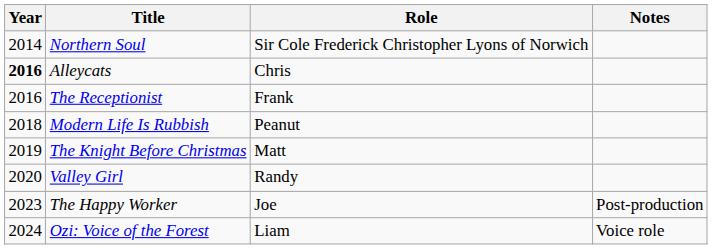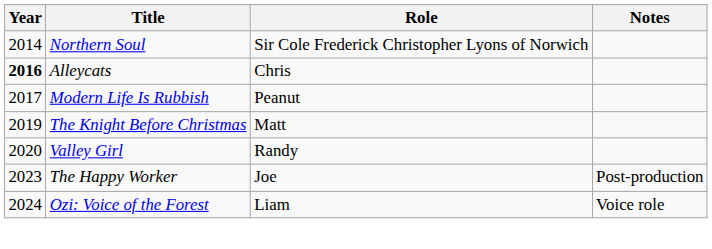- row: (106, 97)
(25, 124) 2018 -> (25, 97) 2017
